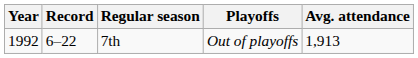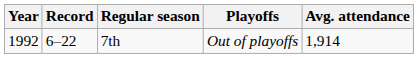(323, 41) 1,913 -> (323, 41) 1,914
